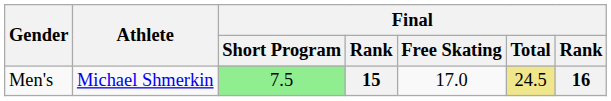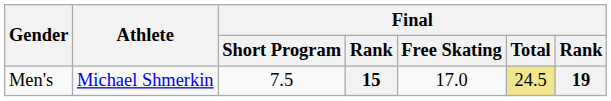(282, 80) lightgreen background -> (282, 80) no background
(581, 80) 16 -> (581, 80) 19
